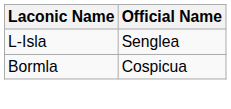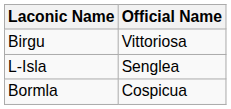+ row: (26, 41)
